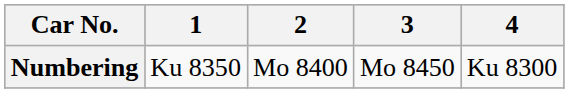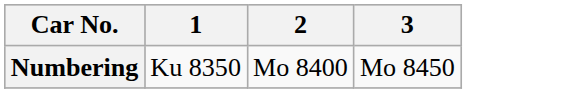- column: (512, 25)
